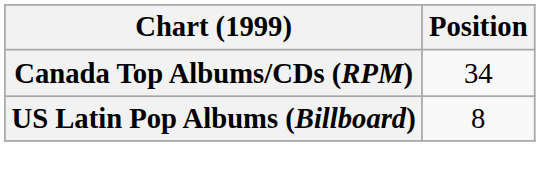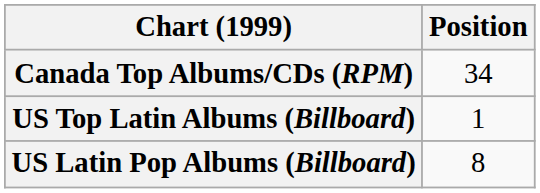+ row: (214, 118)
